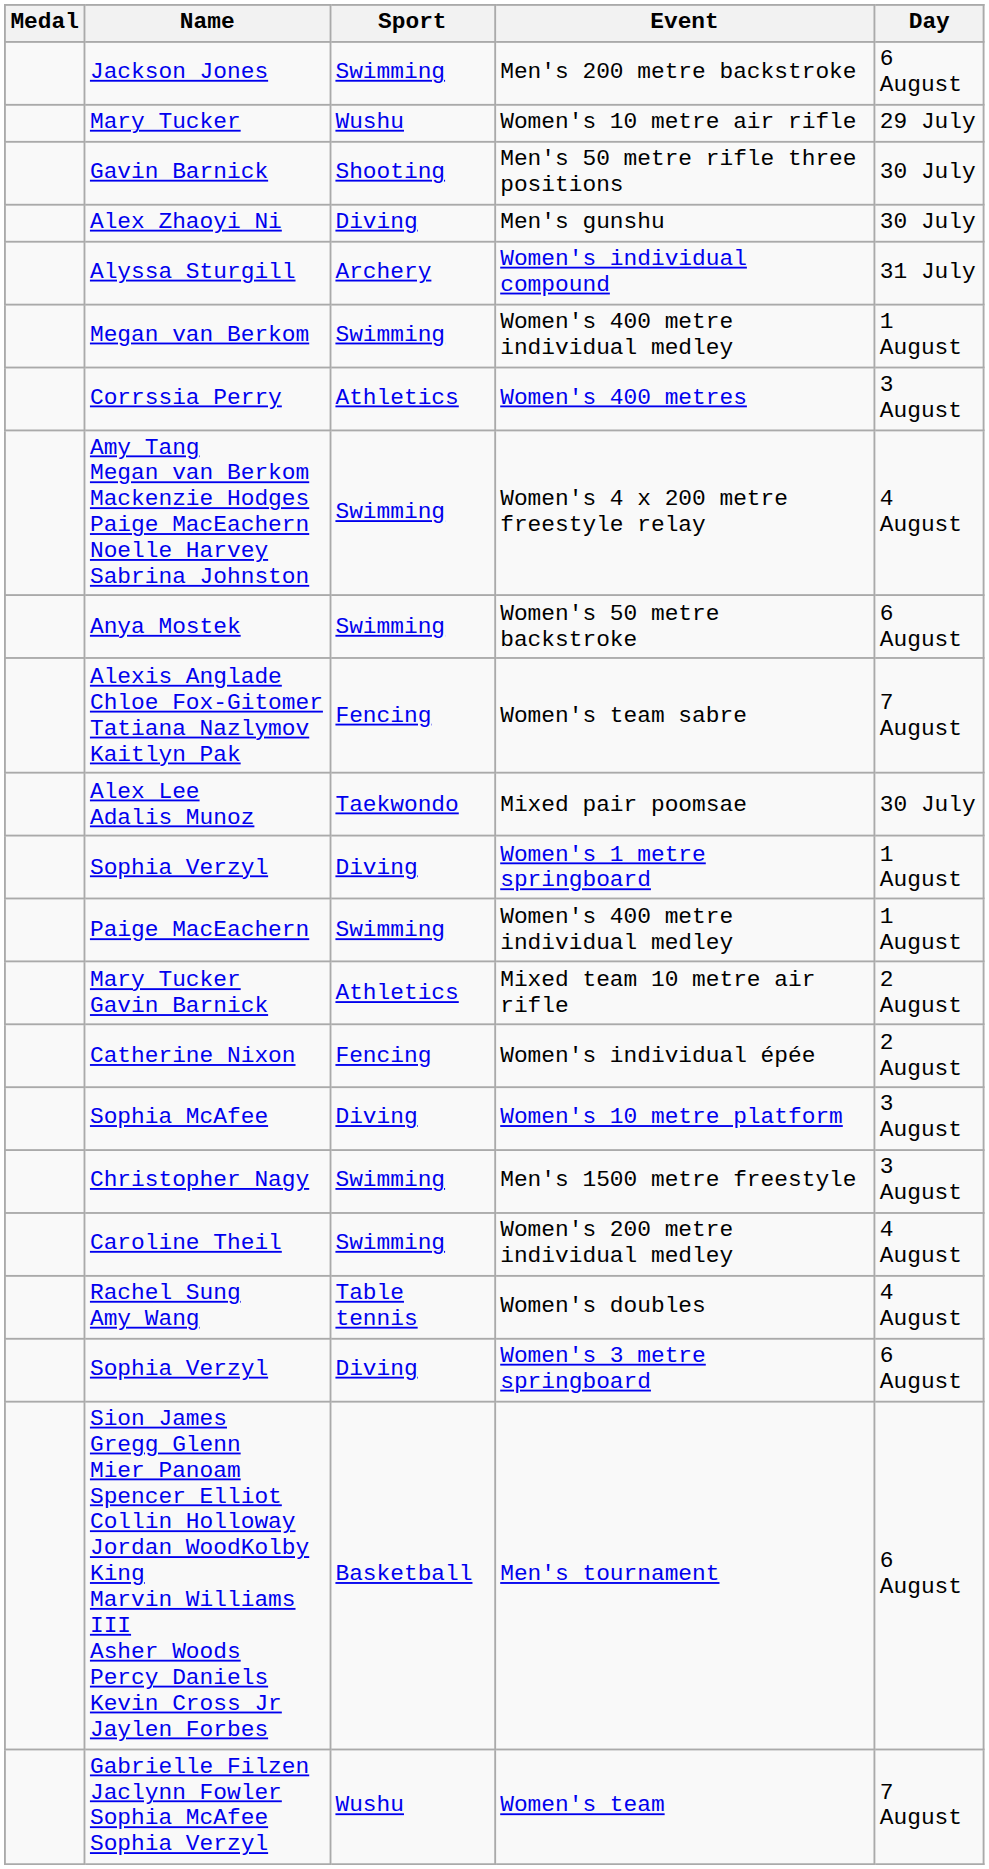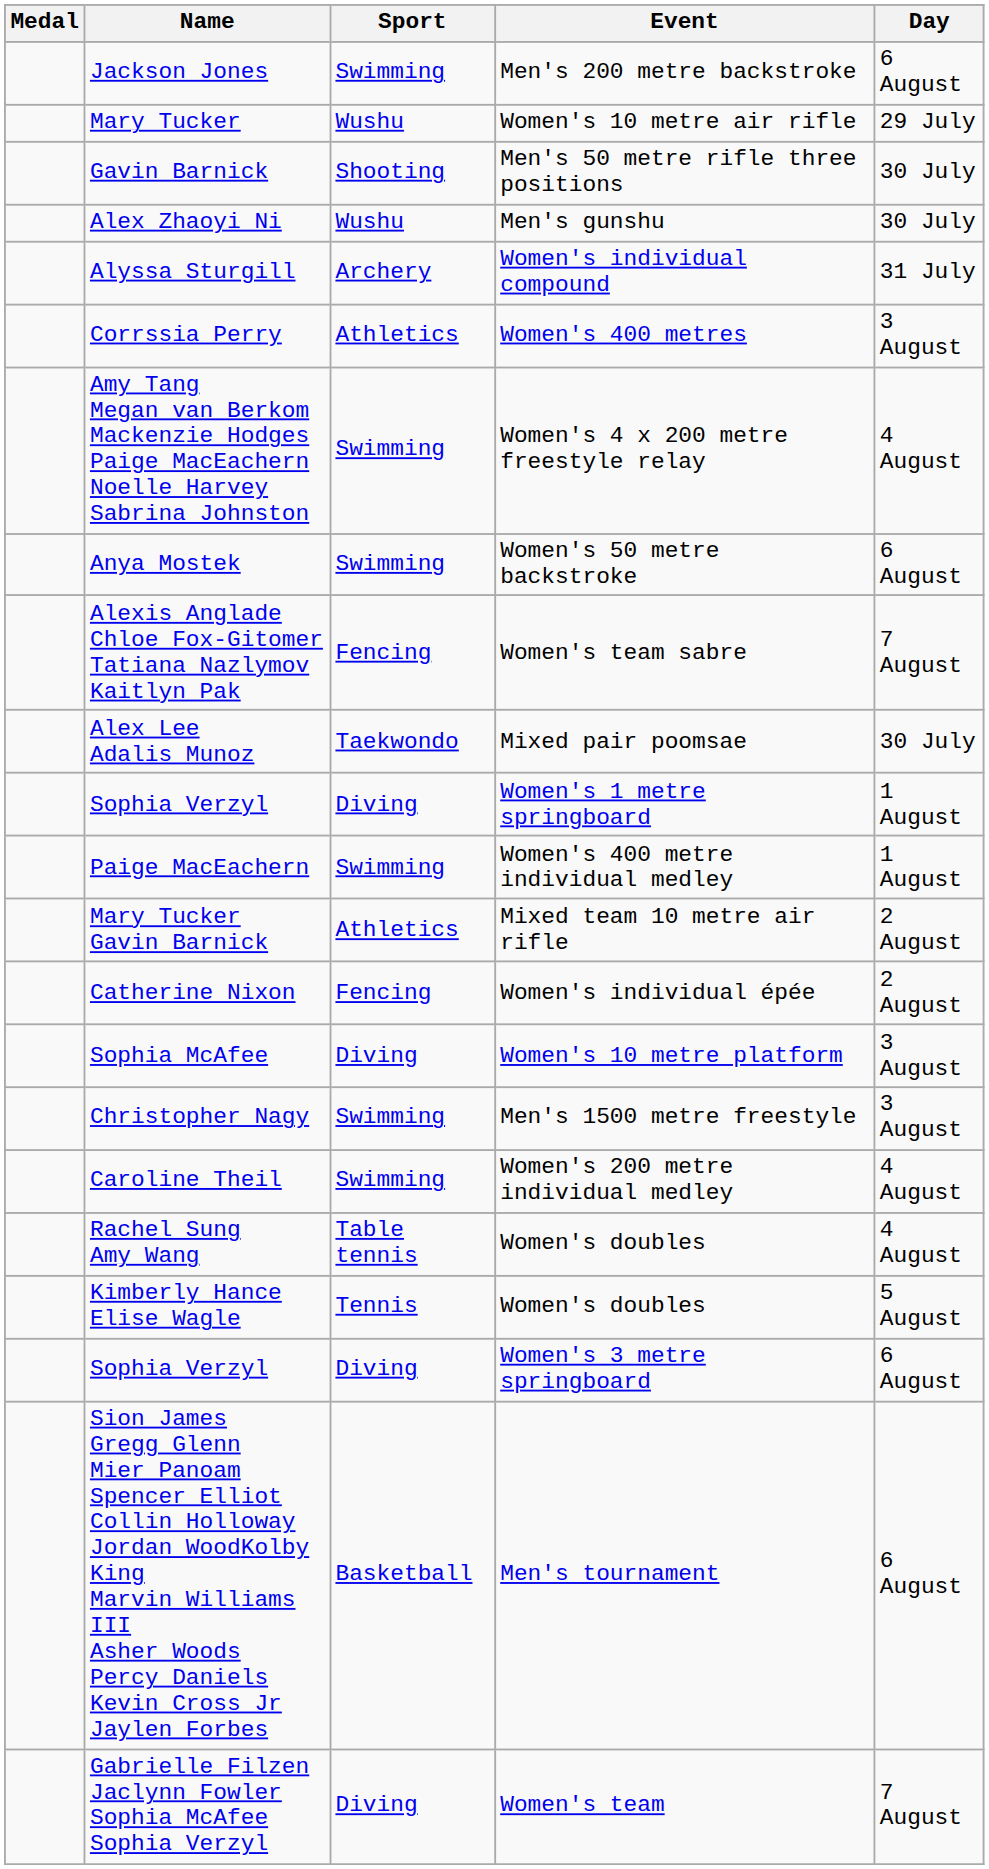(377, 223) Diving -> (370, 223) Wushu
- row: (200, 336)
+ row: (186, 1307)
(370, 1806) Wushu -> (377, 1806) Diving
